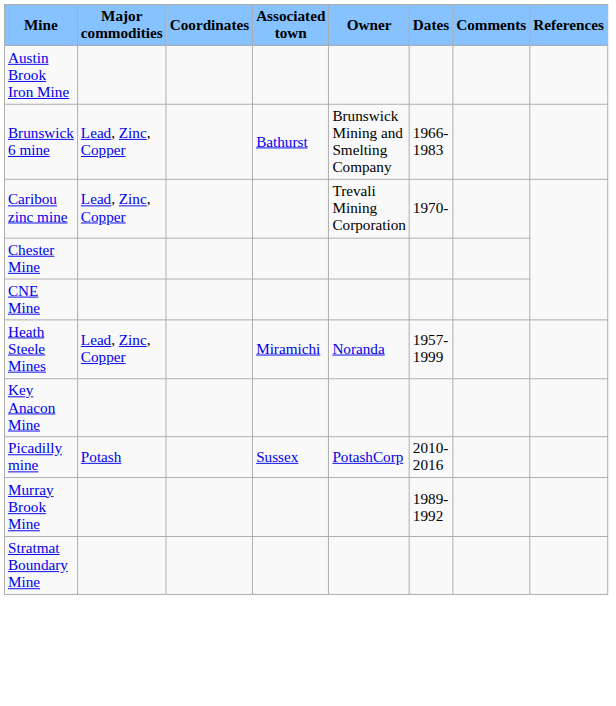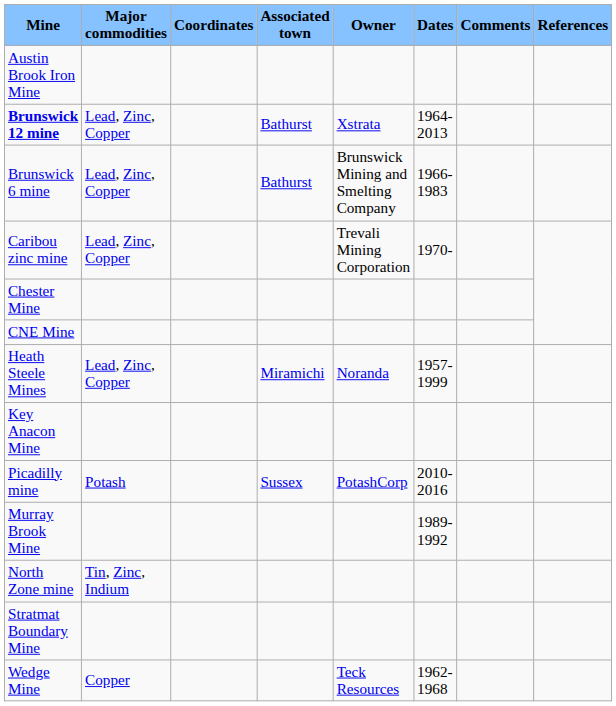+ row: (43, 124)
+ row: (41, 580)
+ row: (29, 680)
